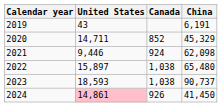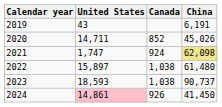(199, 39) 45,329 -> (199, 39) 45,026
(91, 53) 9,446 -> (91, 53) 1,747
(199, 53) no background -> (199, 53) khaki background
(199, 67) 65,480 -> (199, 67) 61,480
